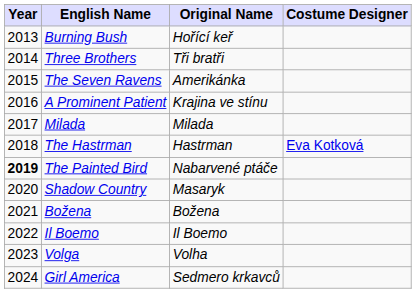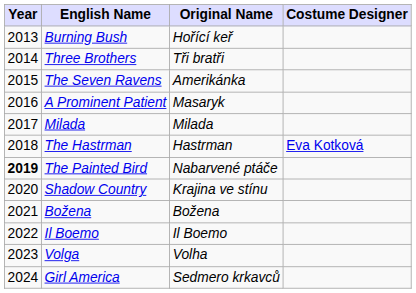(220, 102) Krajina ve stínu -> (199, 102) Masaryk
(199, 189) Masaryk -> (220, 189) Krajina ve stínu
